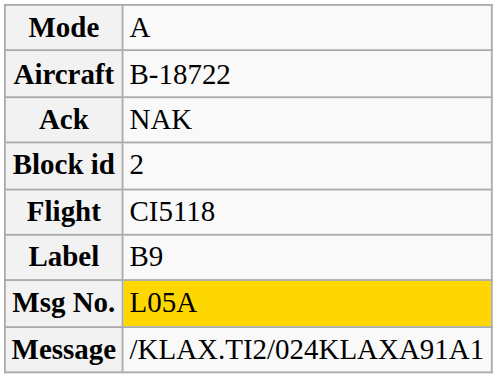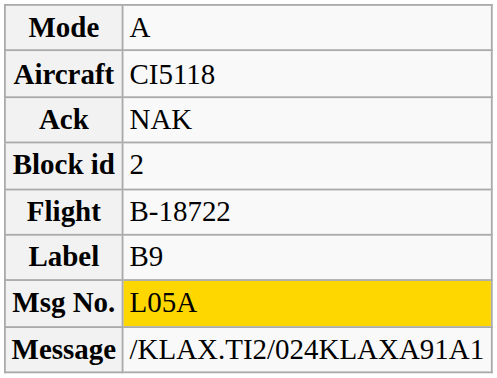(180, 73) B-18722 -> (172, 73) CI5118
(172, 211) CI5118 -> (180, 211) B-18722
